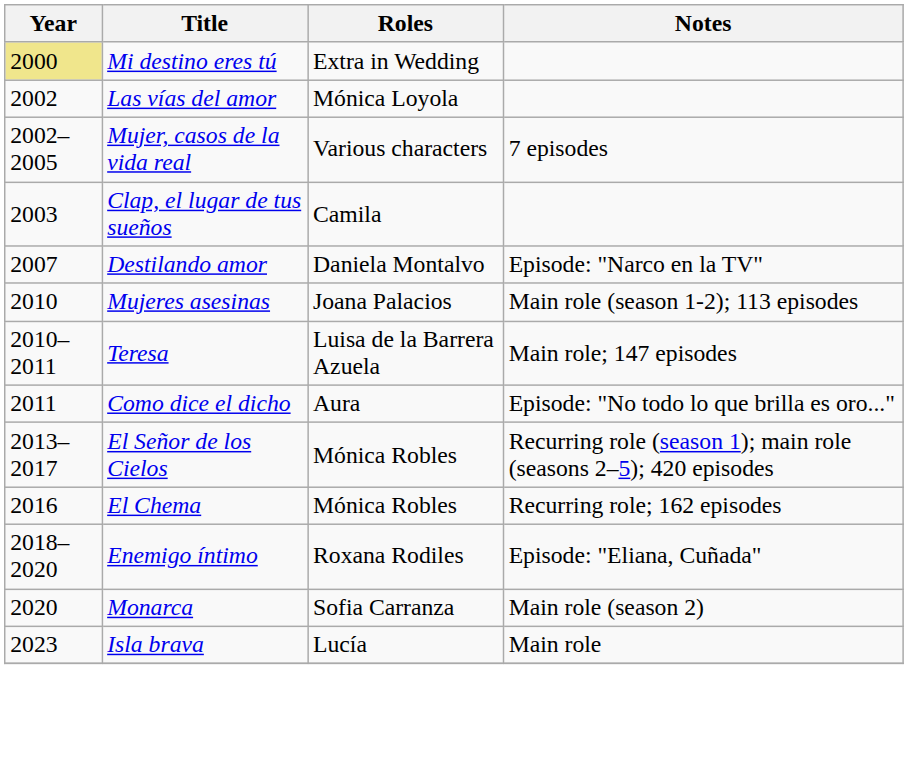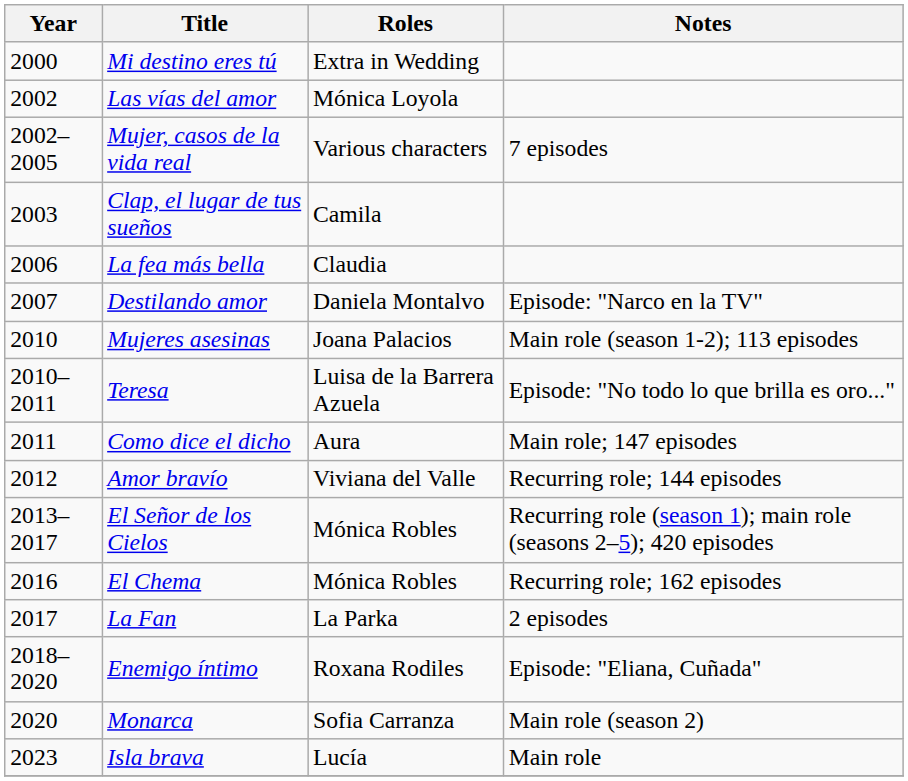(34, 60) khaki background -> (34, 60) no background
+ row: (186, 264)
(623, 352) Main role; 147 episodes -> (702, 390) Episode: "No todo lo que brilla es oro..."
(702, 403) Episode: "No todo lo que brilla es oro..." -> (623, 441) Main role; 147 episodes
+ row: (167, 478)
+ row: (142, 618)
